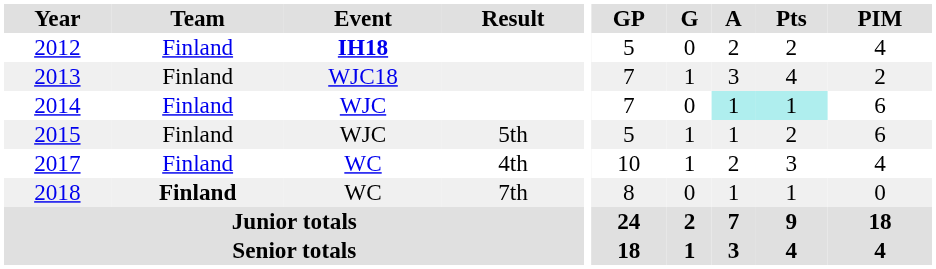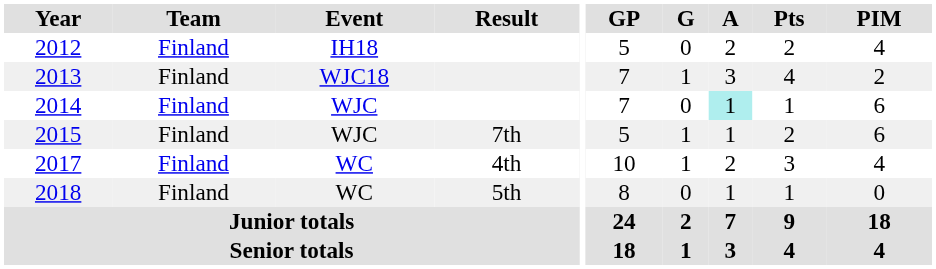(363, 47) bold -> (354, 47) normal
(791, 105) paleturquoise background -> (789, 105) no background
(513, 134) 5th -> (507, 134) 7th
(198, 192) bold -> (193, 192) normal
(513, 192) 7th -> (507, 192) 5th
